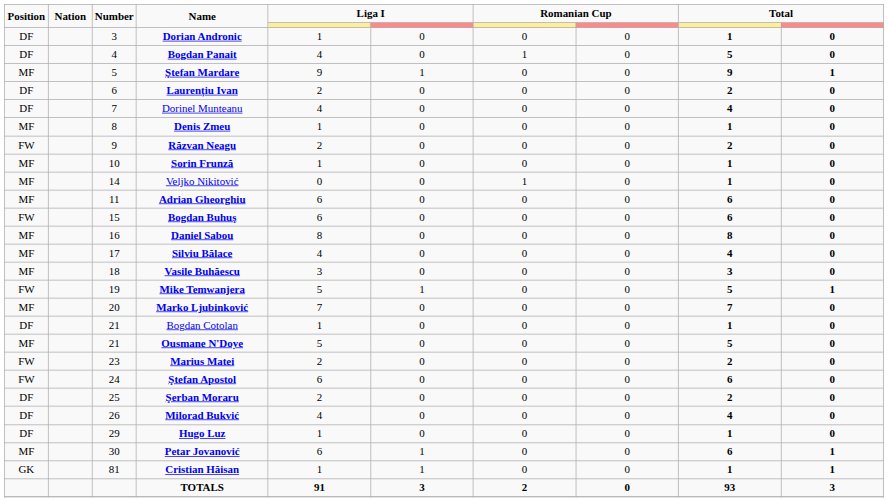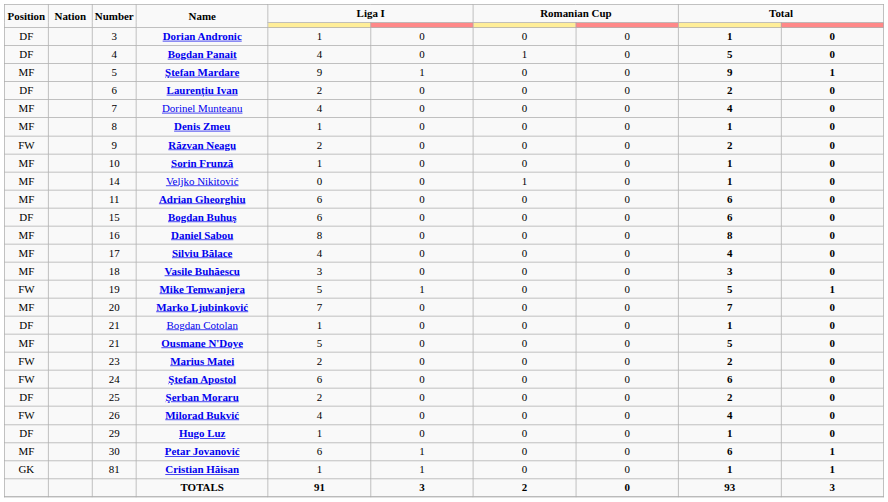(26, 109) DF -> (26, 109) MF
(26, 217) FW -> (26, 217) DF
(26, 415) DF -> (26, 415) FW
